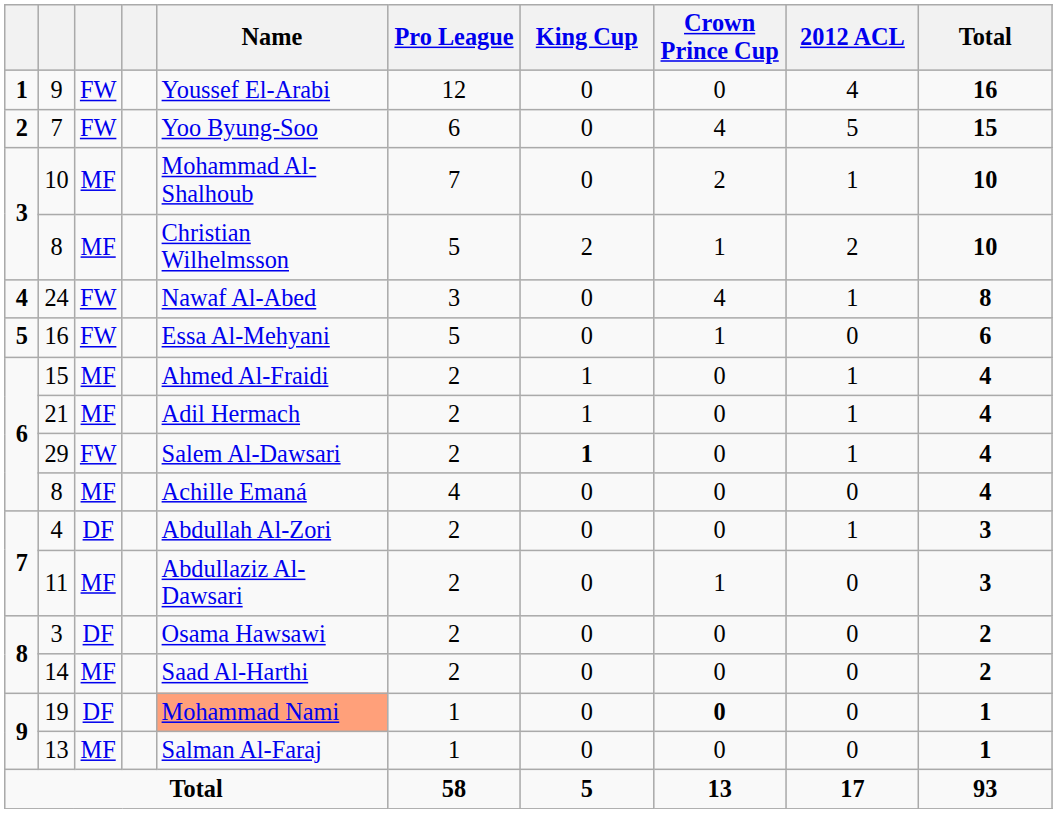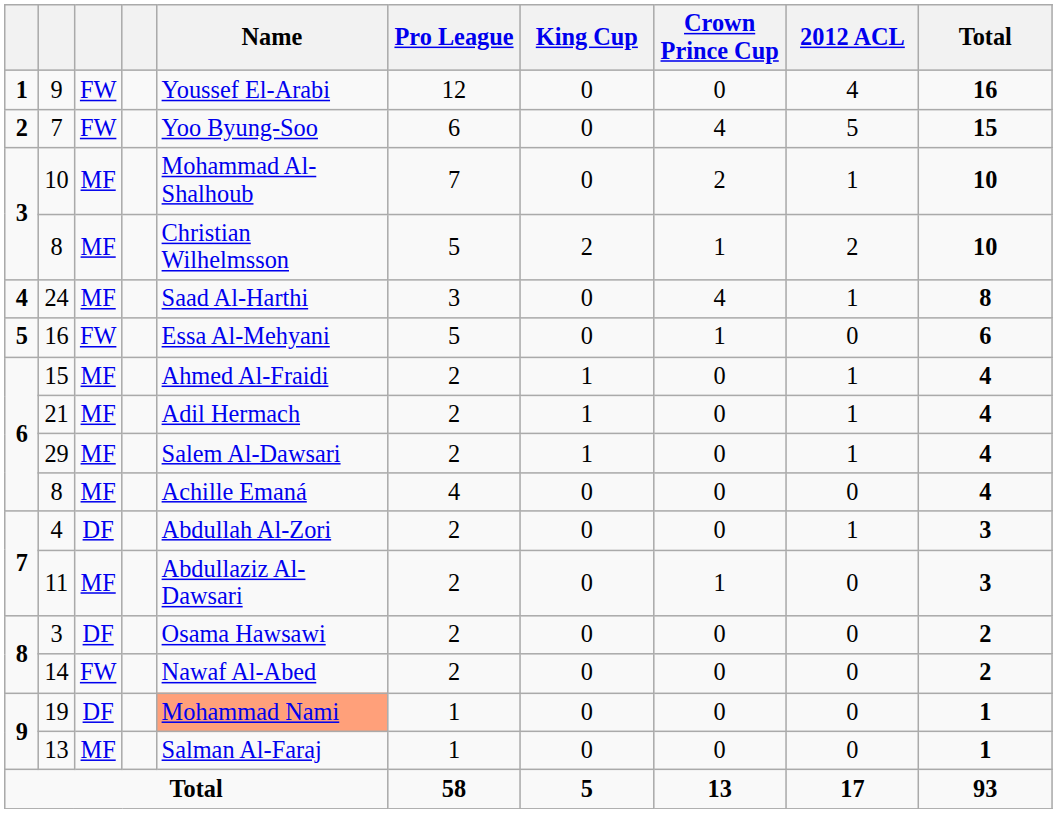(98, 298) FW -> (98, 298) MF
(239, 298) Nawaf Al-Abed -> (235, 298) Saad Al-Harthi
(98, 452) FW -> (98, 452) MF
(587, 452) bold -> (587, 452) normal
(98, 673) MF -> (98, 673) FW
(235, 673) Saad Al-Harthi -> (239, 673) Nawaf Al-Abed
(720, 711) bold -> (720, 711) normal
